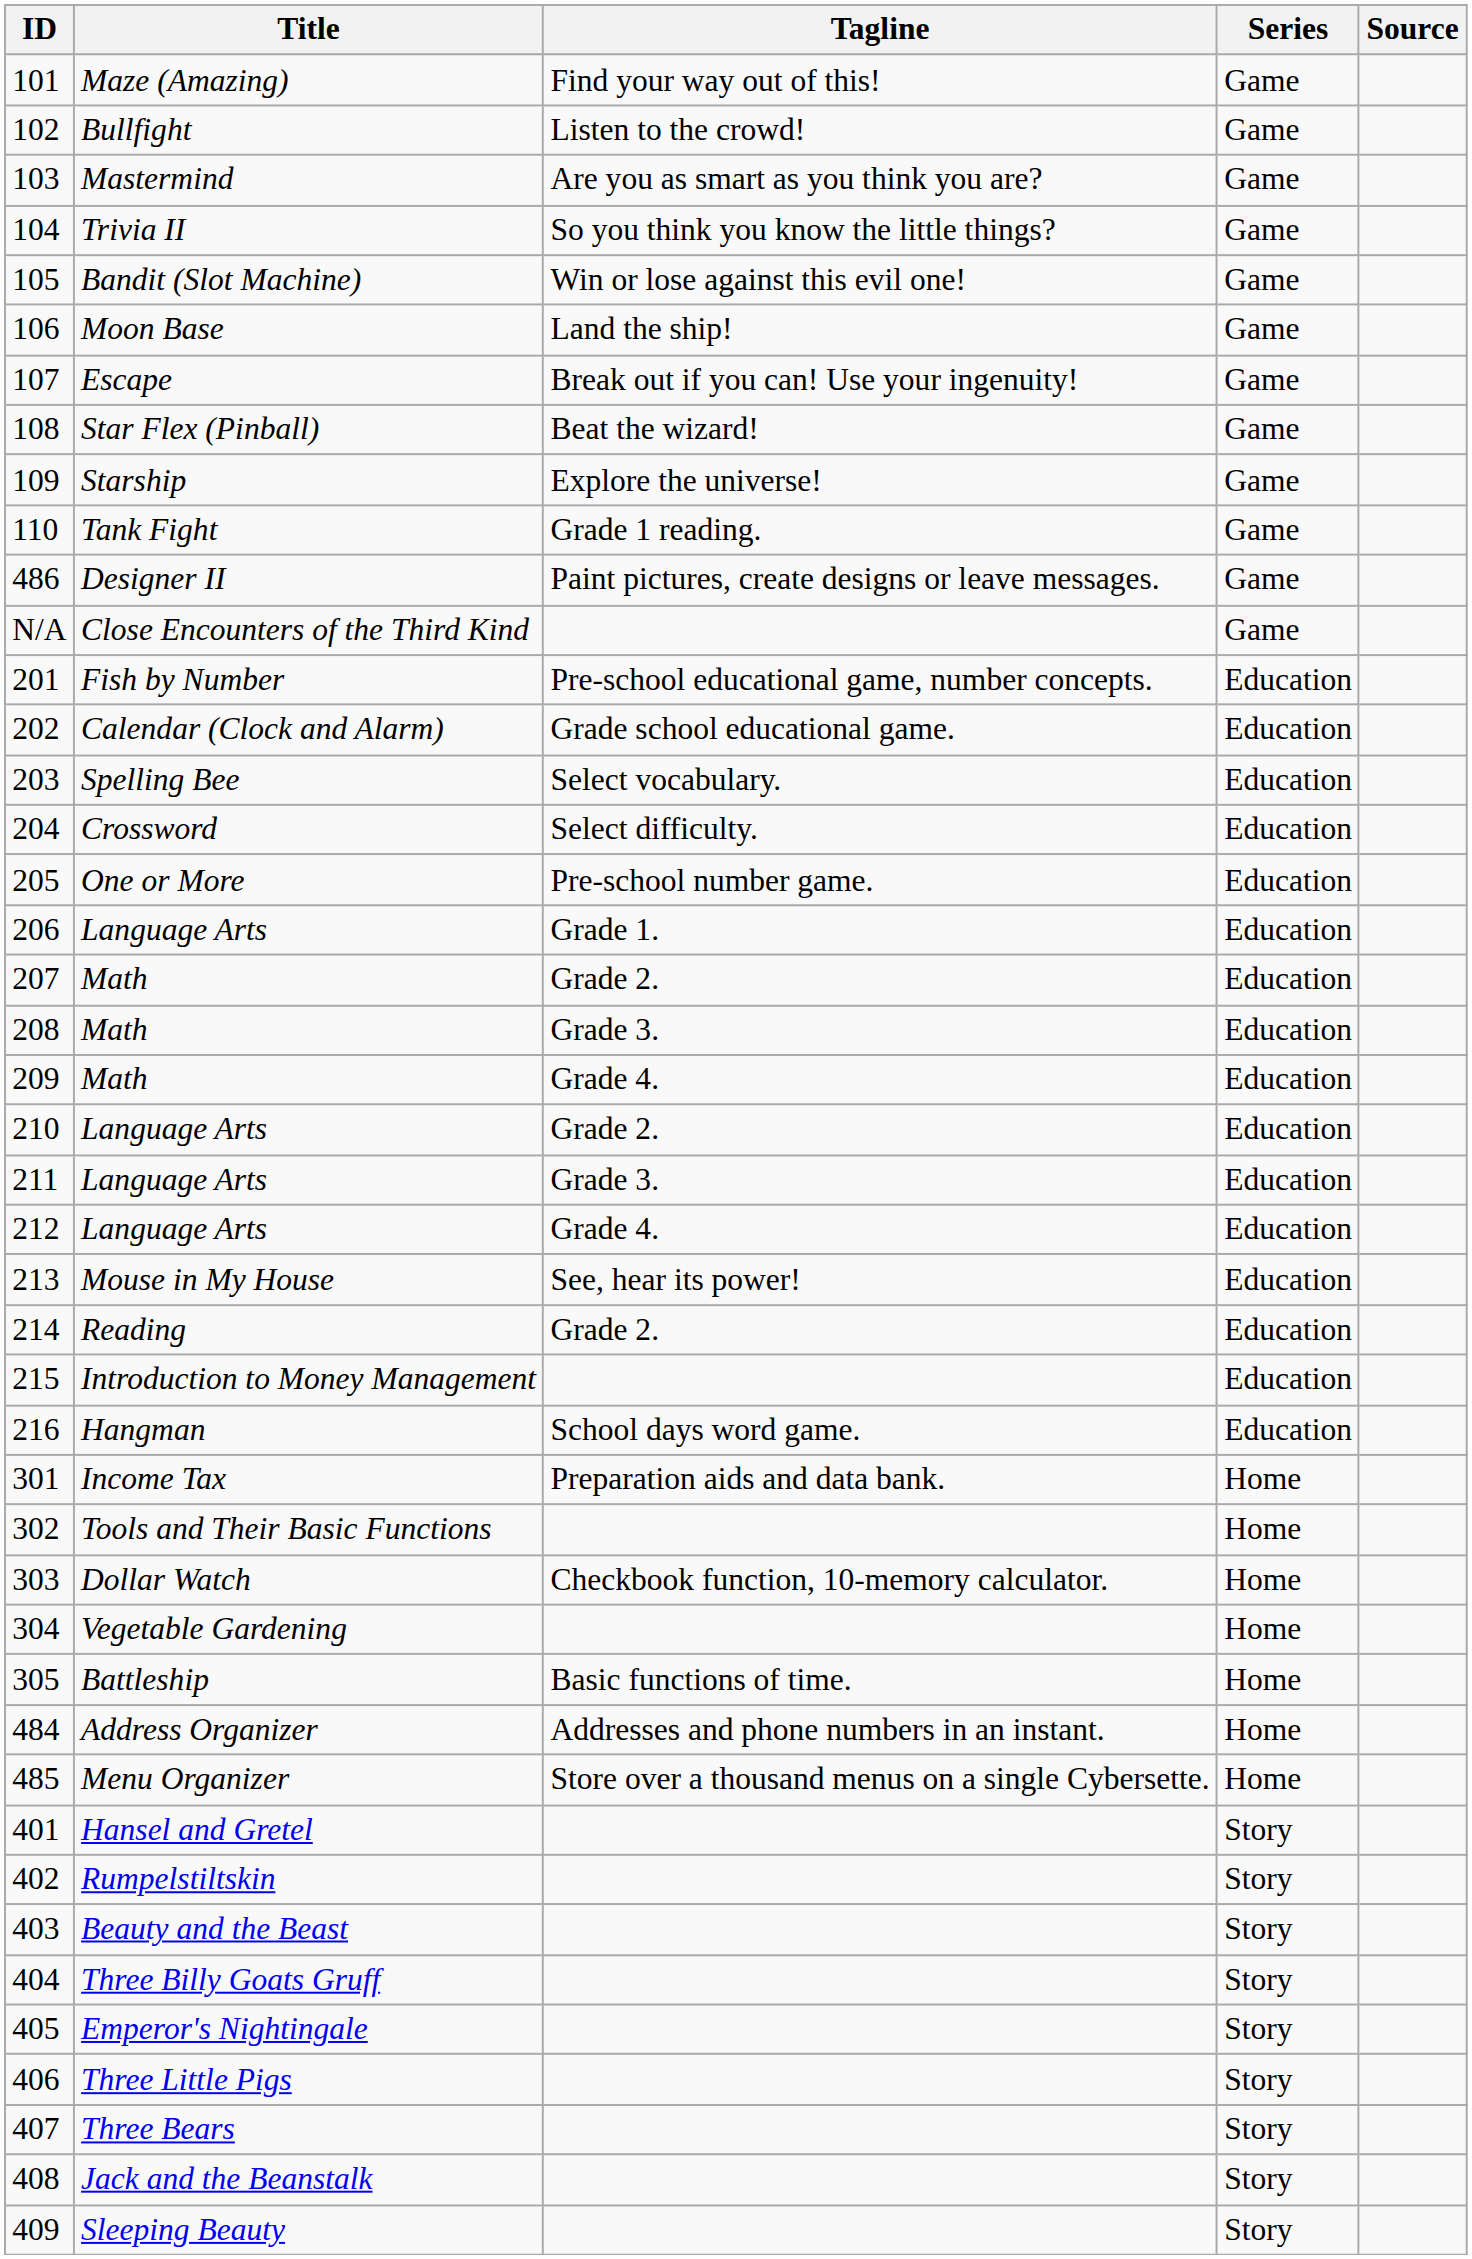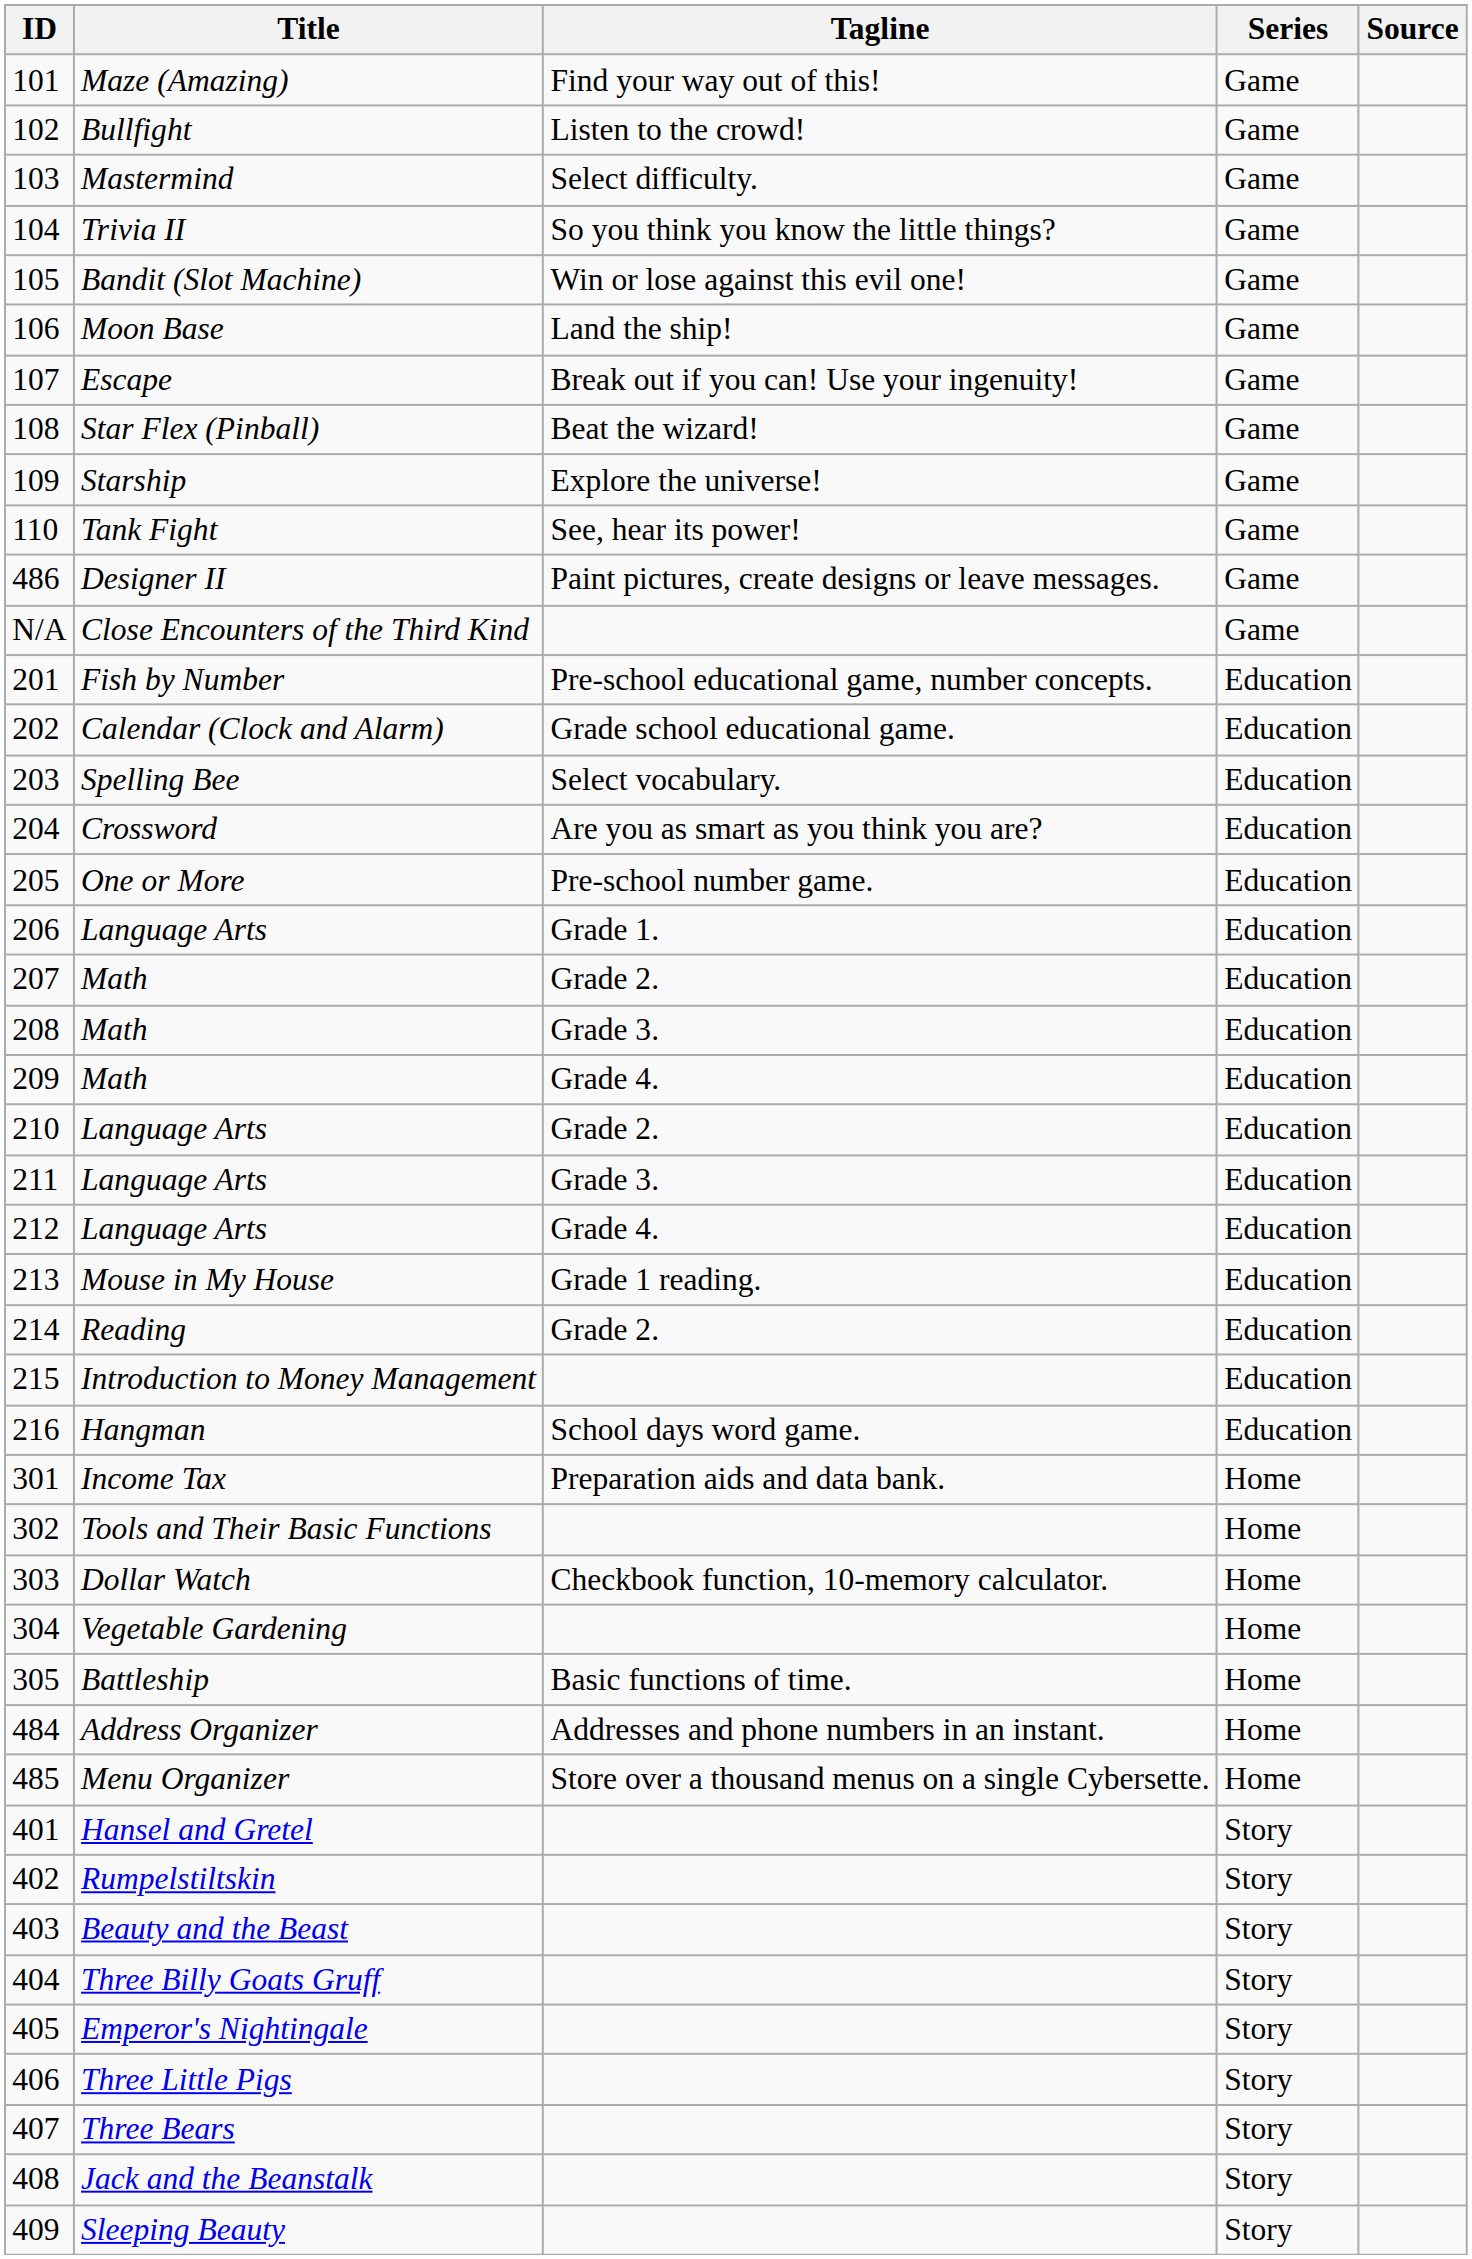(796, 179) Are you as smart as you think you are? -> (654, 179) Select difficulty.
(656, 529) Grade 1 reading. -> (676, 529) See, hear its power!
(654, 829) Select difficulty. -> (796, 829) Are you as smart as you think you are?
(676, 1279) See, hear its power! -> (656, 1279) Grade 1 reading.
